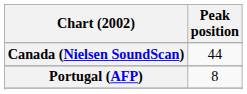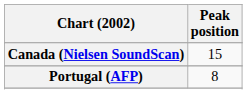(215, 54) 44 -> (215, 54) 15
